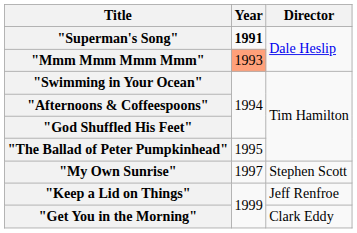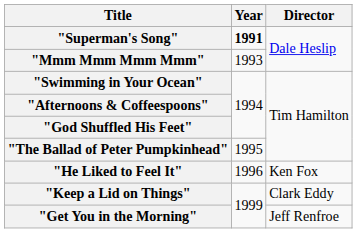(249, 60) lightsalmon background -> (249, 60) no background
+ row: (118, 171)
- row: (118, 171)
(304, 194) Jeff Renfroe -> (301, 194) Clark Eddy
(301, 216) Clark Eddy -> (304, 216) Jeff Renfroe
